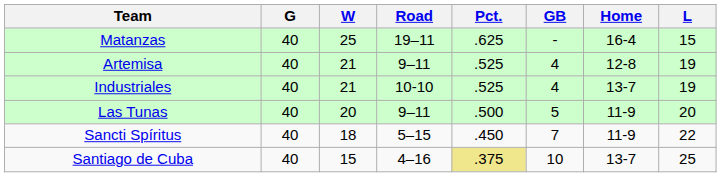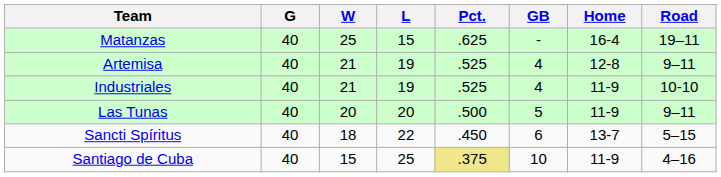columns swapped: (687, 16) <-> (414, 16)
(621, 87) 13-7 -> (605, 87) 11-9
(555, 135) 7 -> (538, 135) 6
(621, 135) 11-9 -> (605, 135) 13-7
(621, 159) 13-7 -> (605, 159) 11-9
